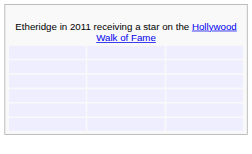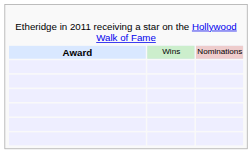+ row: (77, 52)
